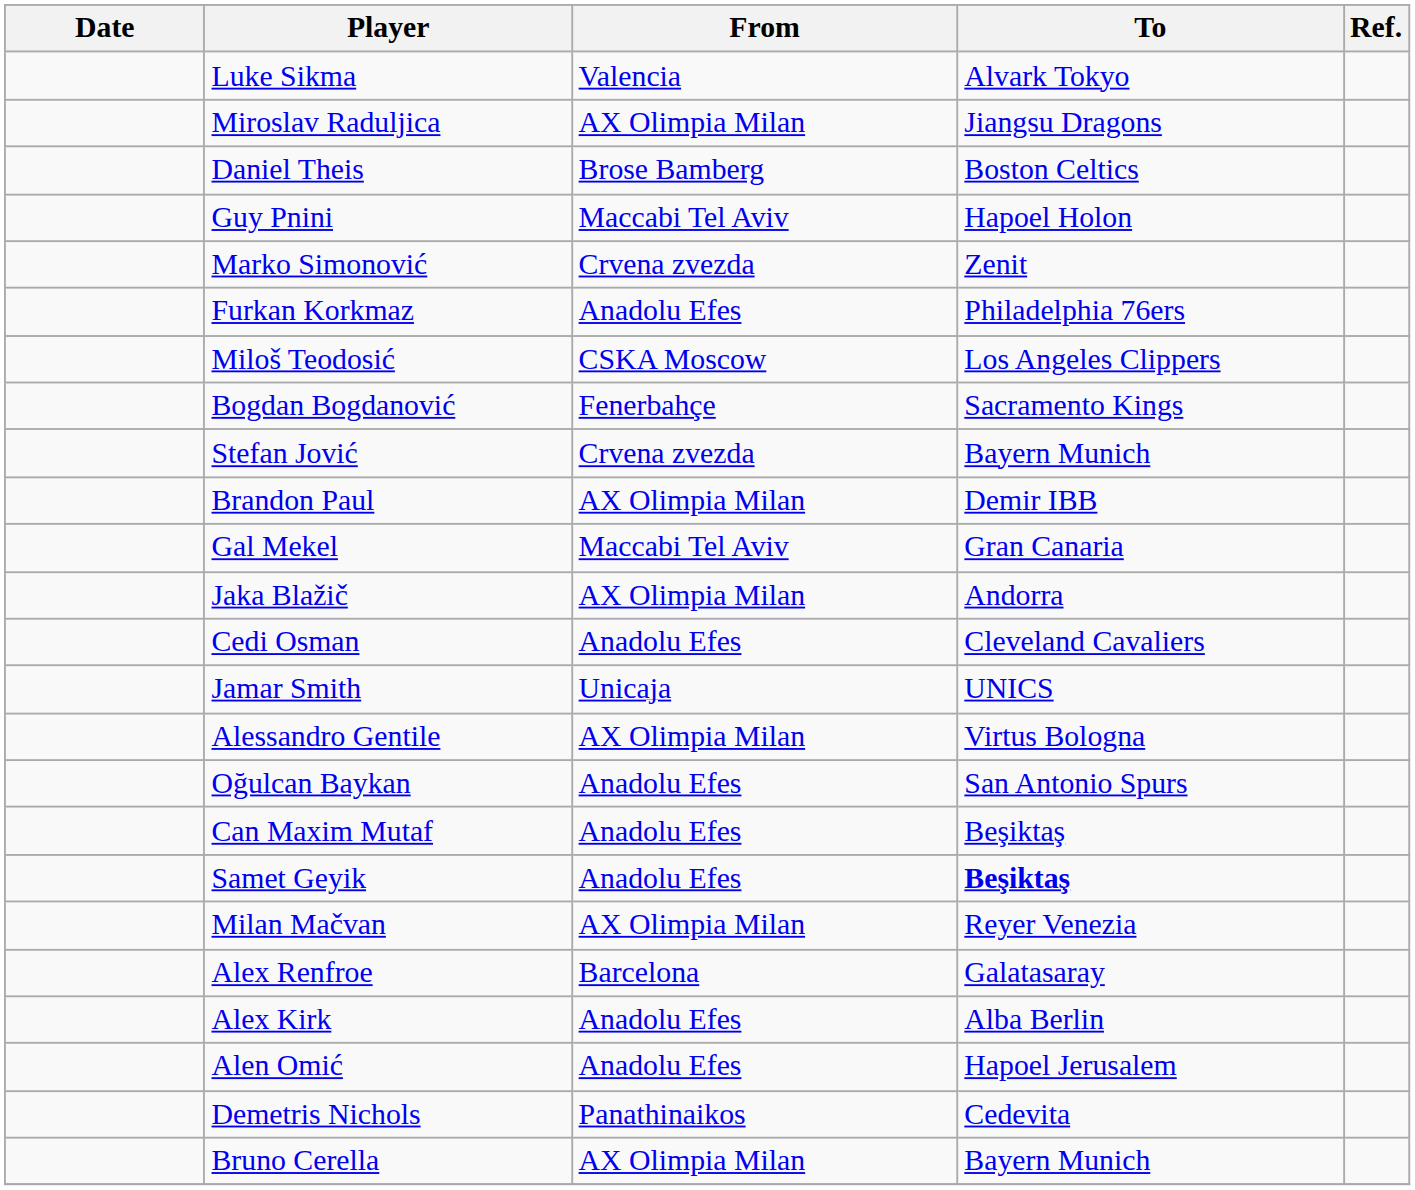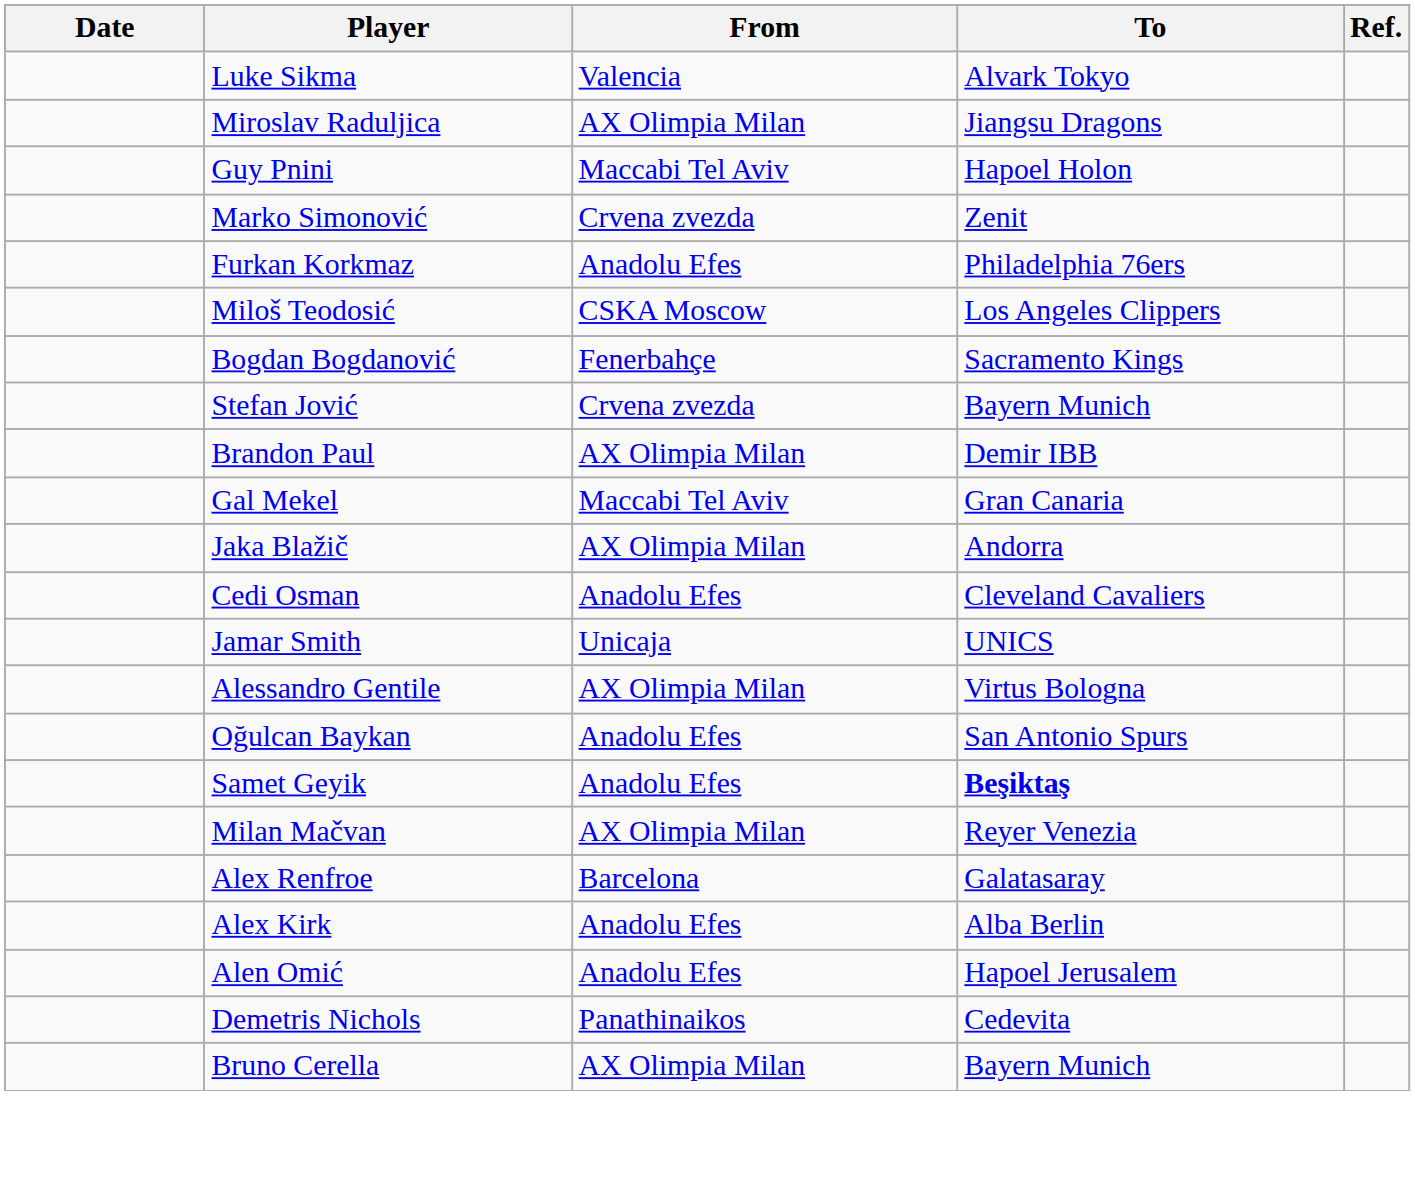- row: (288, 169)
- row: (322, 830)
